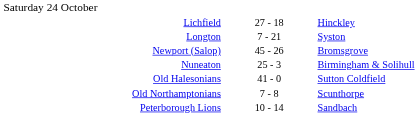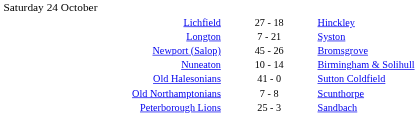(269, 65) 25 - 3 -> (269, 65) 10 - 14
(269, 107) 10 - 14 -> (269, 107) 25 - 3
